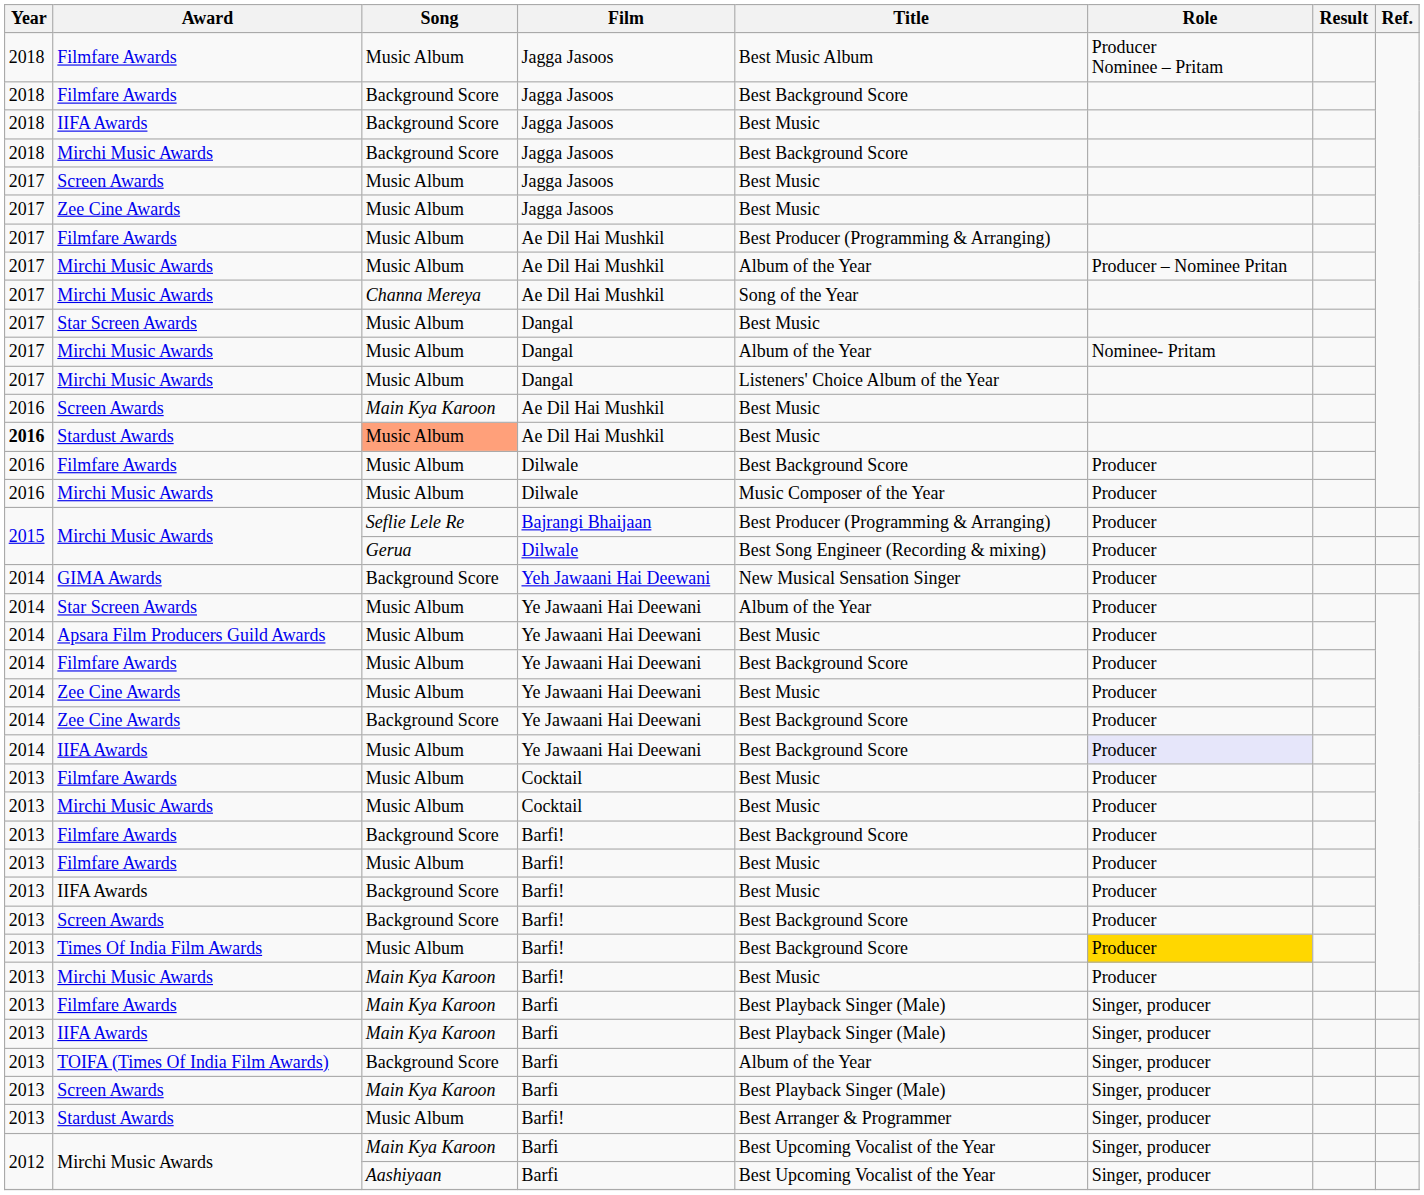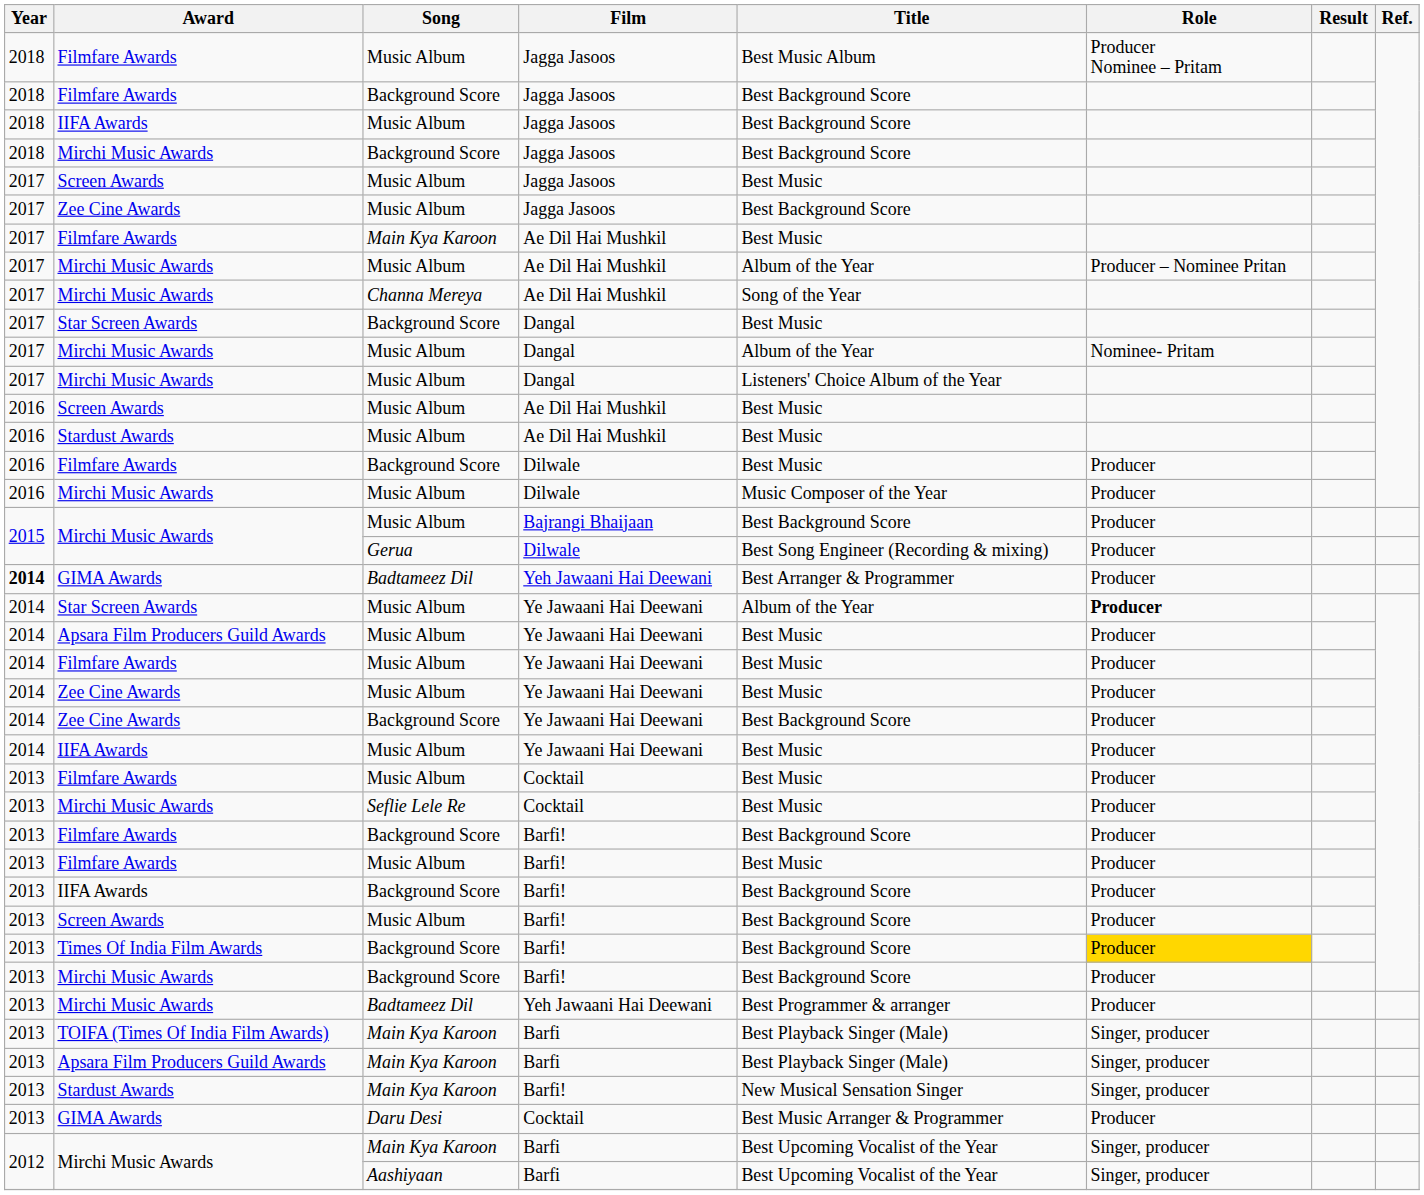(432, 124) Background Score -> (416, 124) Music Album
(779, 124) Best Music -> (826, 124) Best Background Score
(779, 209) Best Music -> (826, 209) Best Background Score
(415, 237) Music Album -> (432, 237) Main Kya Karoon
(895, 237) Best Producer (Programming & Arranging) -> (782, 237) Best Music
(415, 323) Music Album -> (433, 323) Background Score
(431, 408) Main Kya Karoon -> (416, 408) Music Album
(27, 436) bold -> (27, 436) normal
(415, 436) lightsalmon background -> (416, 436) no background
(415, 465) Music Album -> (433, 465) Background Score
(823, 465) Best Background Score -> (782, 465) Best Music
(415, 522) Seflie Lele Re -> (416, 522) Music Album
(895, 522) Best Producer (Programming & Arranging) -> (826, 522) Best Background Score
(27, 578) normal -> (27, 578) bold
(432, 578) Background Score -> (420, 578) Badtameez Dil
(850, 578) New Musical Sensation Singer -> (848, 578) Best Arranger & Programmer
(1124, 607) normal -> (1126, 607) bold
(823, 664) Best Background Score -> (782, 664) Best Music
(823, 749) Best Background Score -> (782, 749) Best Music
(1124, 749) lavender background -> (1123, 749) no background
(415, 806) Music Album -> (416, 806) Seflie Lele Re
(779, 891) Best Music -> (826, 891) Best Background Score
(432, 919) Background Score -> (416, 919) Music Album
(415, 948) Music Album -> (433, 948) Background Score
(431, 976) Main Kya Karoon -> (433, 976) Background Score
(779, 976) Best Music -> (826, 976) Best Background Score
+ row: (135, 1005)
- row: (117, 1005)
- row: (102, 1033)
(432, 1061) Background Score -> (432, 1033) Main Kya Karoon
(805, 1061) Album of the Year -> (845, 1033) Best Playback Singer (Male)
- row: (111, 1090)
+ row: (192, 1061)
(415, 1118) Music Album -> (432, 1090) Main Kya Karoon
(845, 1118) Best Arranger & Programmer -> (852, 1090) New Musical Sensation Singer
+ row: (110, 1118)
